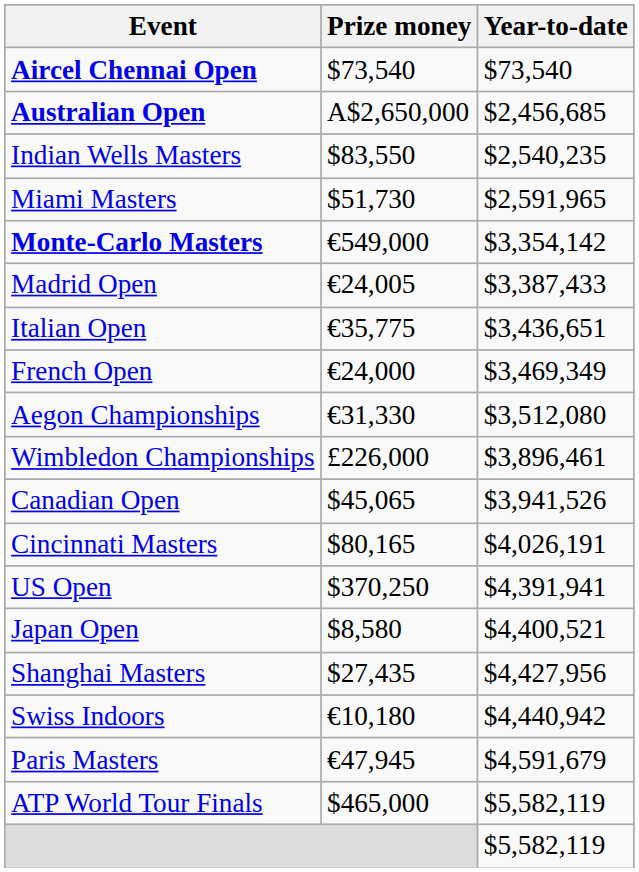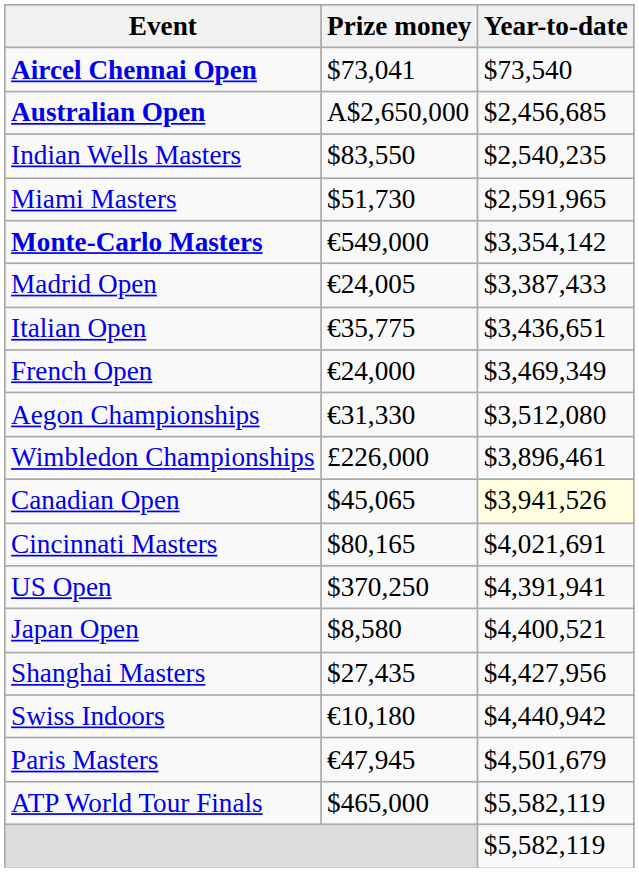(371, 69) $73,540 -> (371, 69) $73,041
(545, 500) no background -> (545, 500) lightyellow background
(545, 543) $4,026,191 -> (545, 543) $4,021,691
(545, 759) $4,591,679 -> (545, 759) $4,501,679
